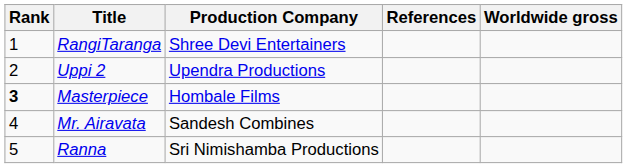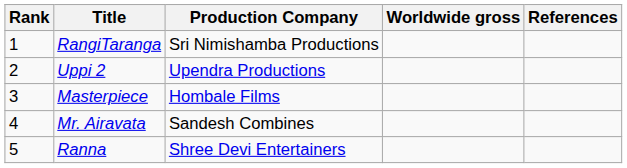columns swapped: (551, 17) <-> (431, 17)
(257, 44) Shree Devi Entertainers -> (274, 44) Sri Nimishamba Productions
(14, 96) bold -> (14, 96) normal
(274, 149) Sri Nimishamba Productions -> (257, 149) Shree Devi Entertainers
